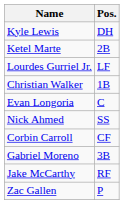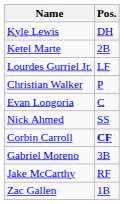(104, 84) 1B -> (100, 84) P
(104, 137) normal -> (104, 137) bold
(100, 191) P -> (104, 191) 1B
